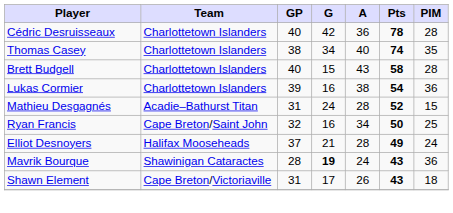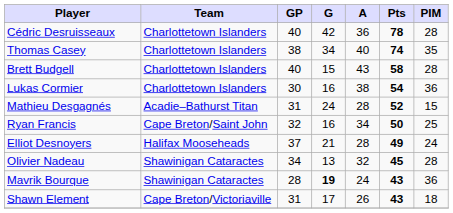(294, 87) 39 -> (294, 87) 30
+ row: (46, 161)
